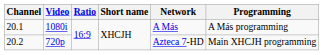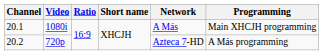(248, 27) A Más programming -> (262, 27) Main XHCJH programming
(262, 42) Main XHCJH programming -> (248, 42) A Más programming
